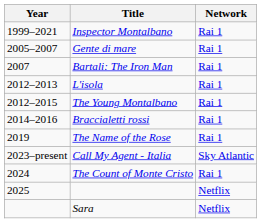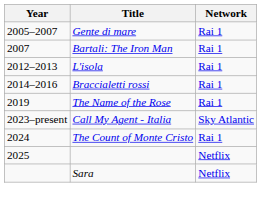- row: (122, 31)
- row: (125, 102)
